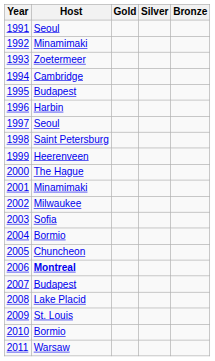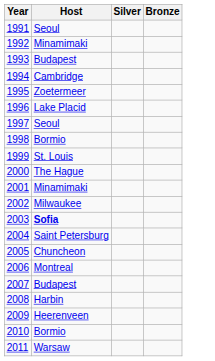- column: (125, 12)
(60, 60) Zoetermeer -> (55, 60) Budapest
(55, 92) Budapest -> (60, 92) Zoetermeer
(49, 108) Harbin -> (60, 108) Lake Placid
(71, 140) Saint Petersburg -> (50, 140) Bormio
(61, 156) Heerenveen -> (53, 156) St. Louis
(45, 220) normal -> (46, 220) bold
(50, 236) Bormio -> (71, 236) Saint Petersburg
(55, 268) bold -> (53, 268) normal
(60, 300) Lake Placid -> (49, 300) Harbin
(53, 316) St. Louis -> (61, 316) Heerenveen
